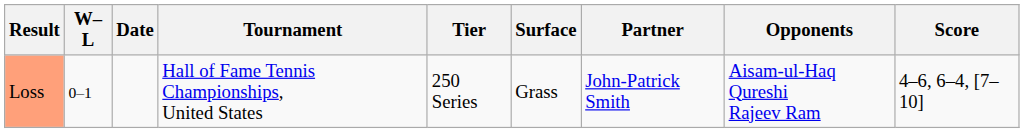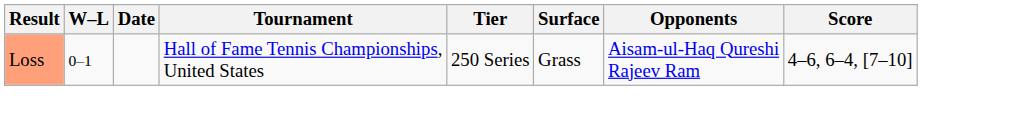- column: (653, 29)
